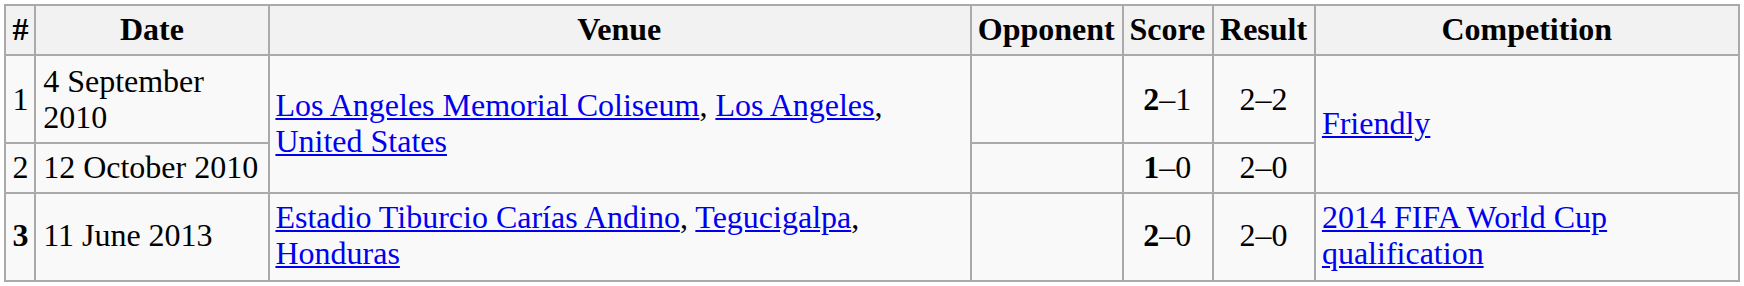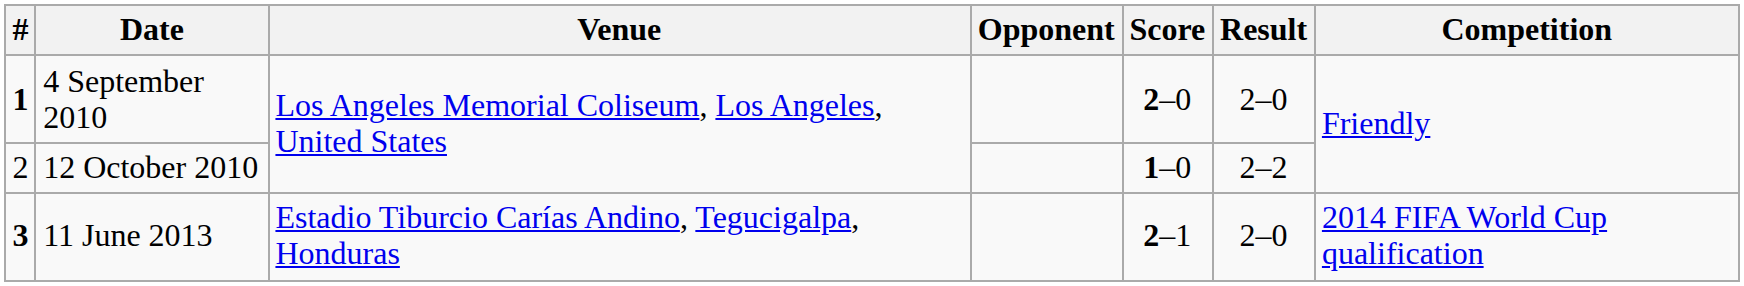(20, 98) normal -> (20, 98) bold
(1167, 98) 2–1 -> (1167, 98) 2–0
(1264, 98) 2–2 -> (1264, 98) 2–0
(1264, 167) 2–0 -> (1264, 167) 2–2
(1167, 236) 2–0 -> (1167, 236) 2–1
